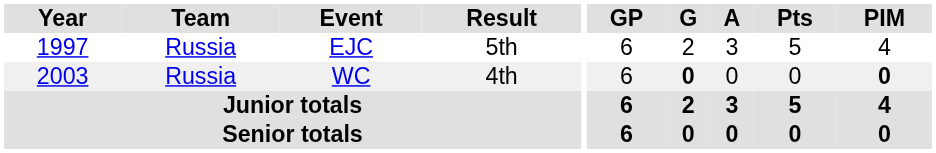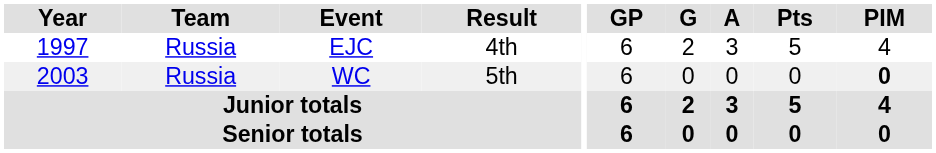(502, 47) 5th -> (502, 47) 4th
(502, 76) 4th -> (502, 76) 5th
(688, 76) bold -> (688, 76) normal
